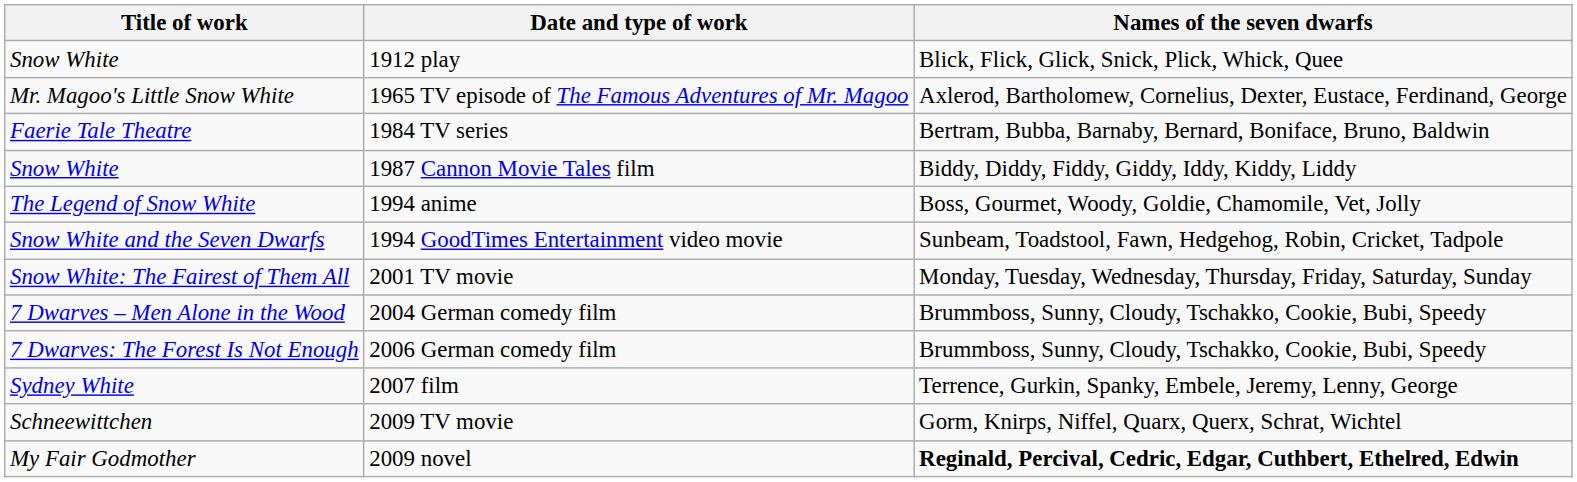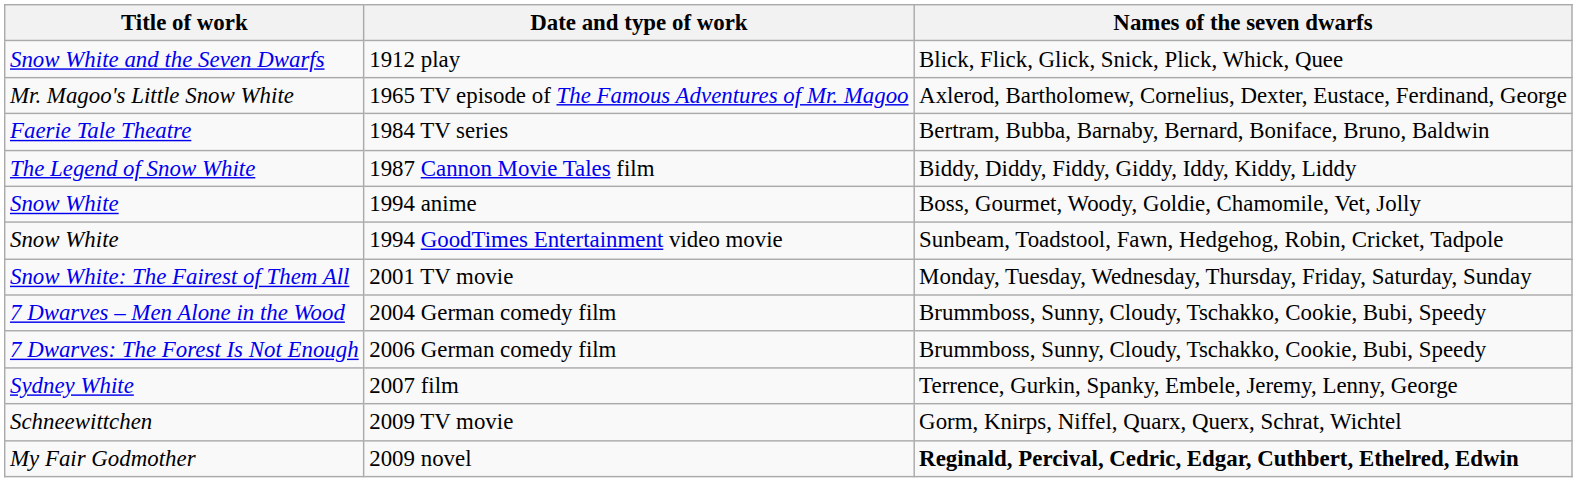(64, 58) Snow White -> (167, 58) Snow White and the Seven Dwarfs
(64, 167) Snow White -> (133, 167) The Legend of Snow White
(133, 204) The Legend of Snow White -> (64, 204) Snow White
(167, 240) Snow White and the Seven Dwarfs -> (64, 240) Snow White
